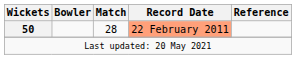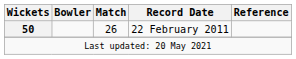(111, 29) 28 -> (111, 29) 26
(180, 29) lightsalmon background -> (180, 29) no background
